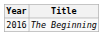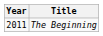(17, 25) 2016 -> (17, 25) 2011
